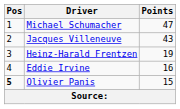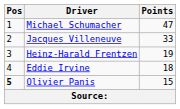(168, 40) 43 -> (168, 40) 33
(168, 68) 16 -> (168, 68) 18
